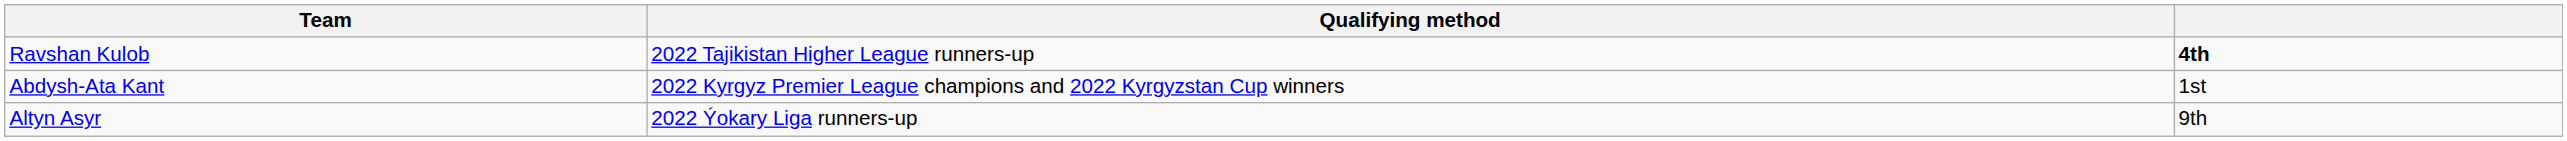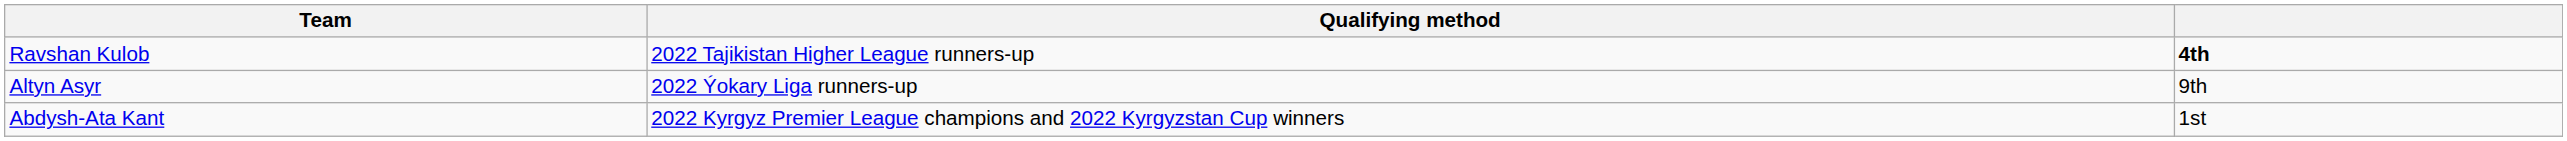rows swapped: (55, 119) <-> (87, 86)
